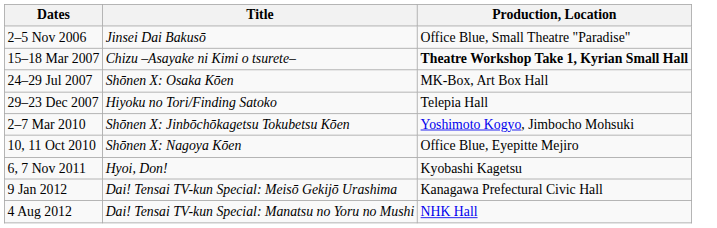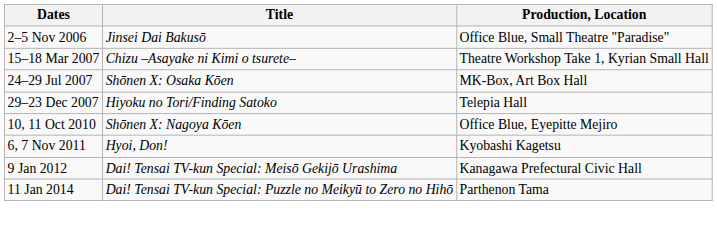(554, 59) bold -> (584, 59) normal
- row: (47, 124)
- row: (40, 211)
+ row: (41, 189)
